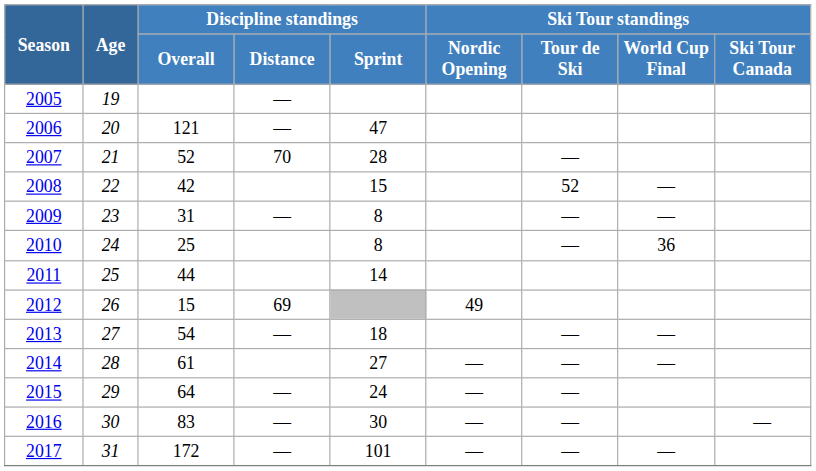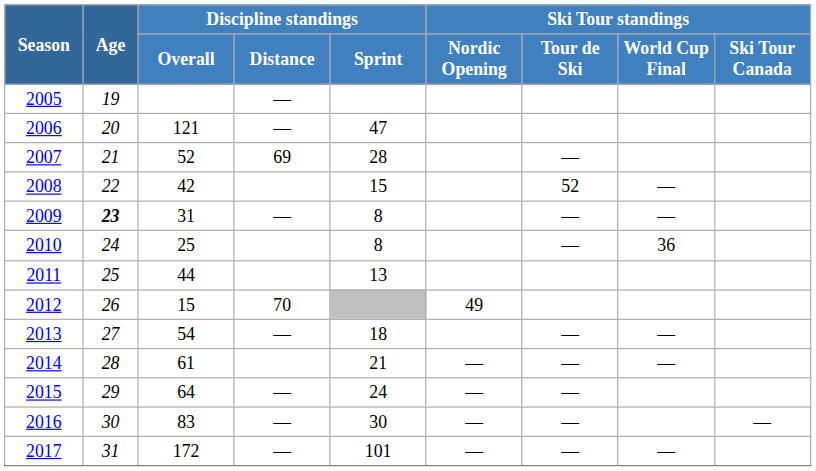(282, 157) 70 -> (282, 157) 69
(111, 216) normal -> (111, 216) bold
(378, 274) 14 -> (378, 274) 13
(282, 304) 69 -> (282, 304) 70
(378, 362) 27 -> (378, 362) 21
